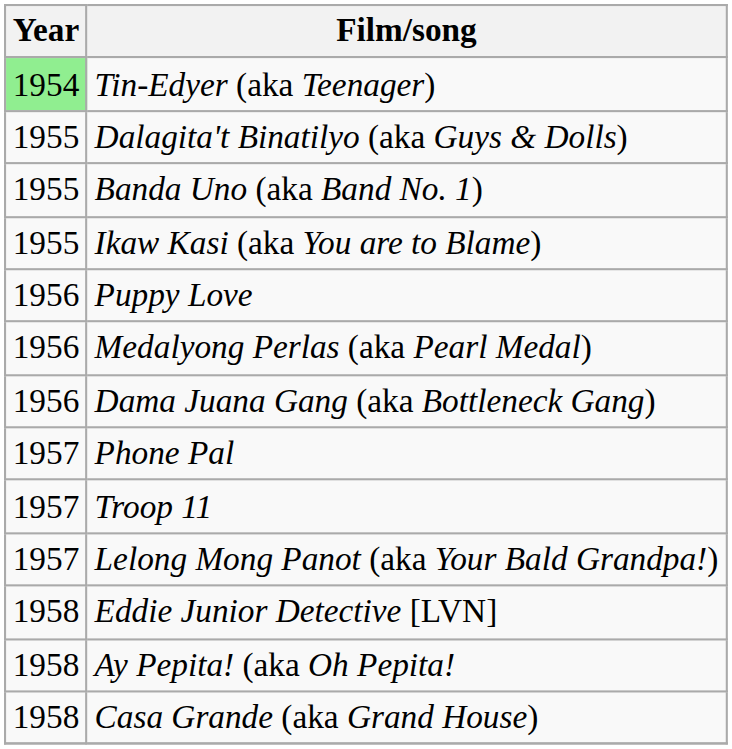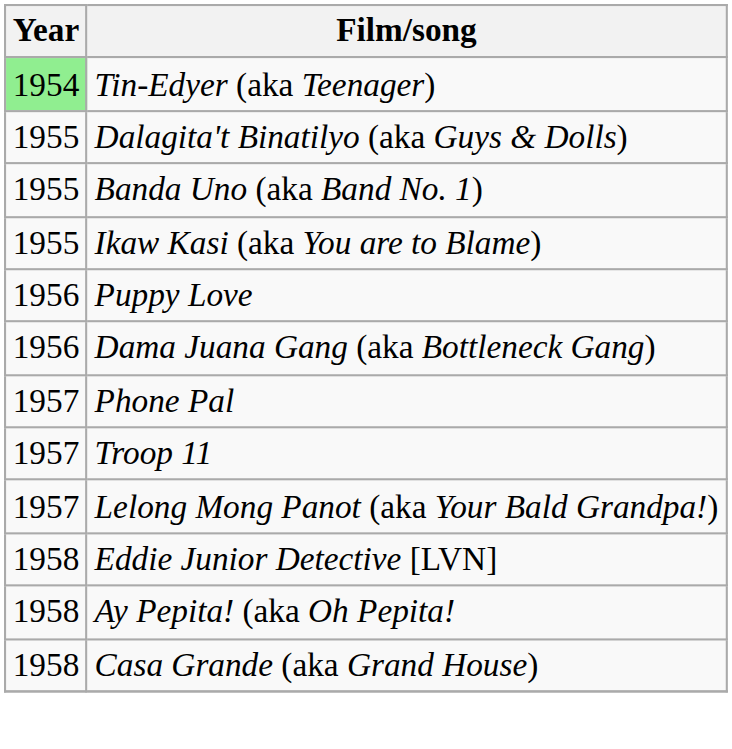- row: (343, 347)
